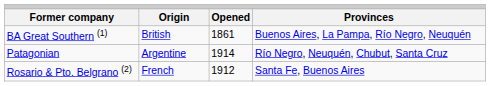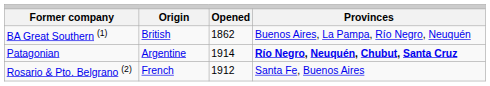(223, 35) 1861 -> (223, 35) 1862
(351, 53) normal -> (356, 53) bold
